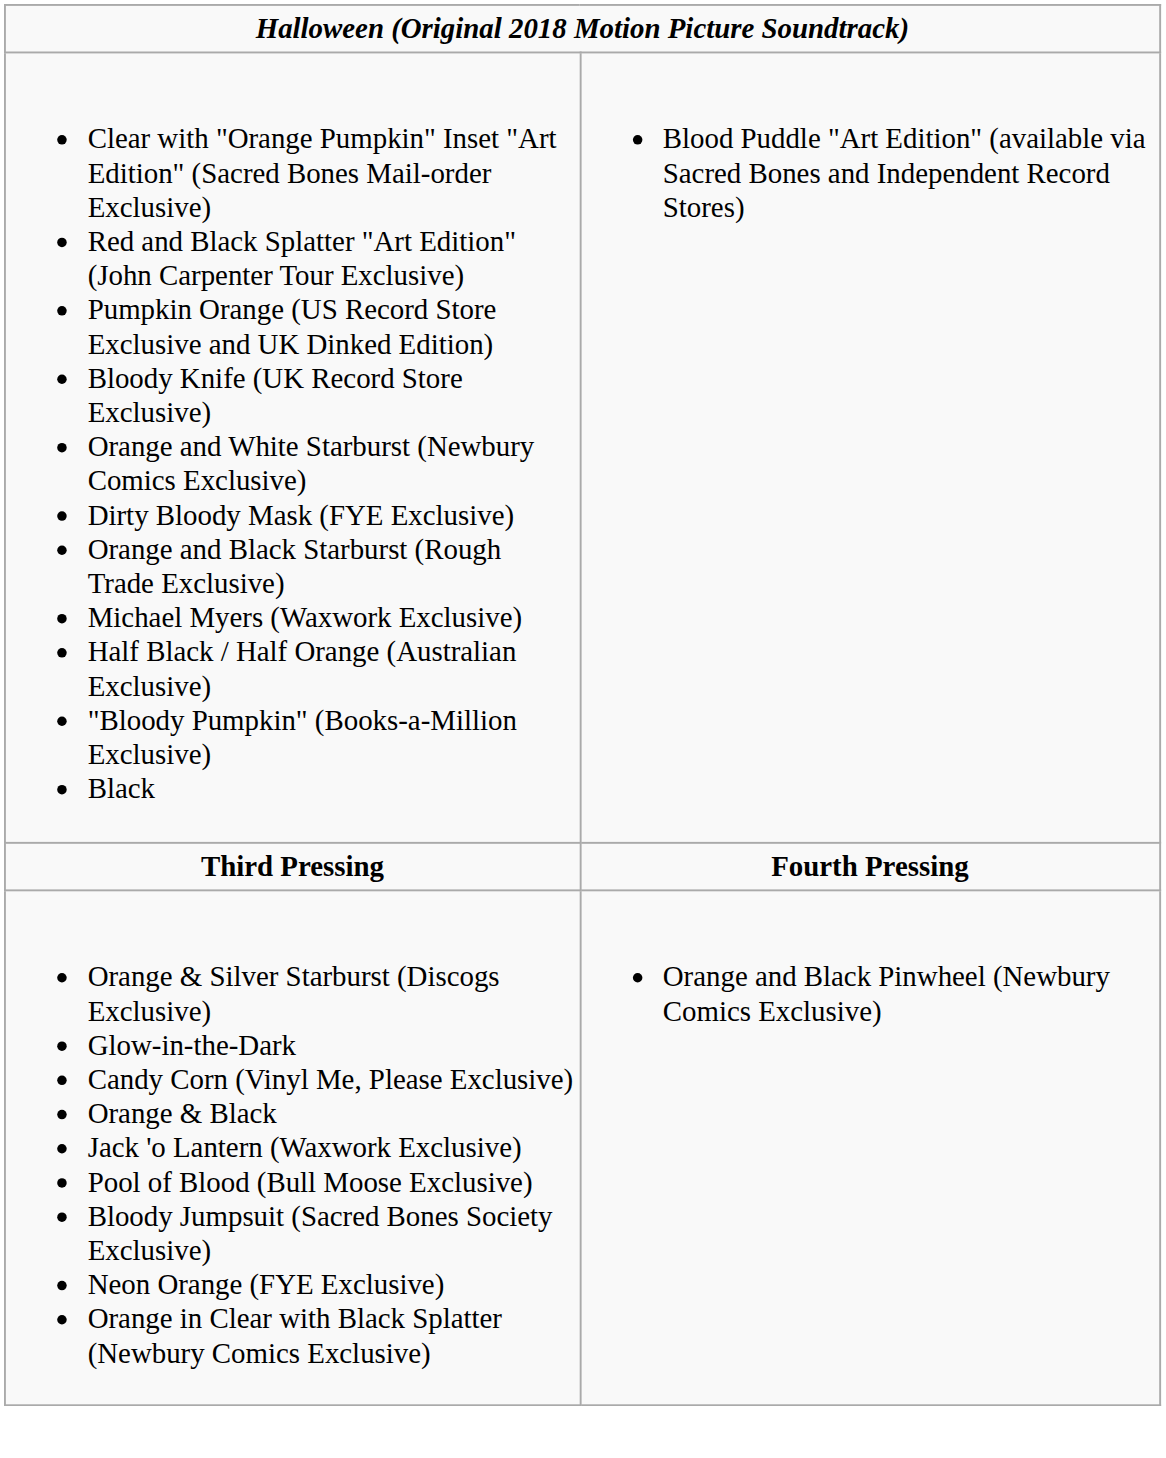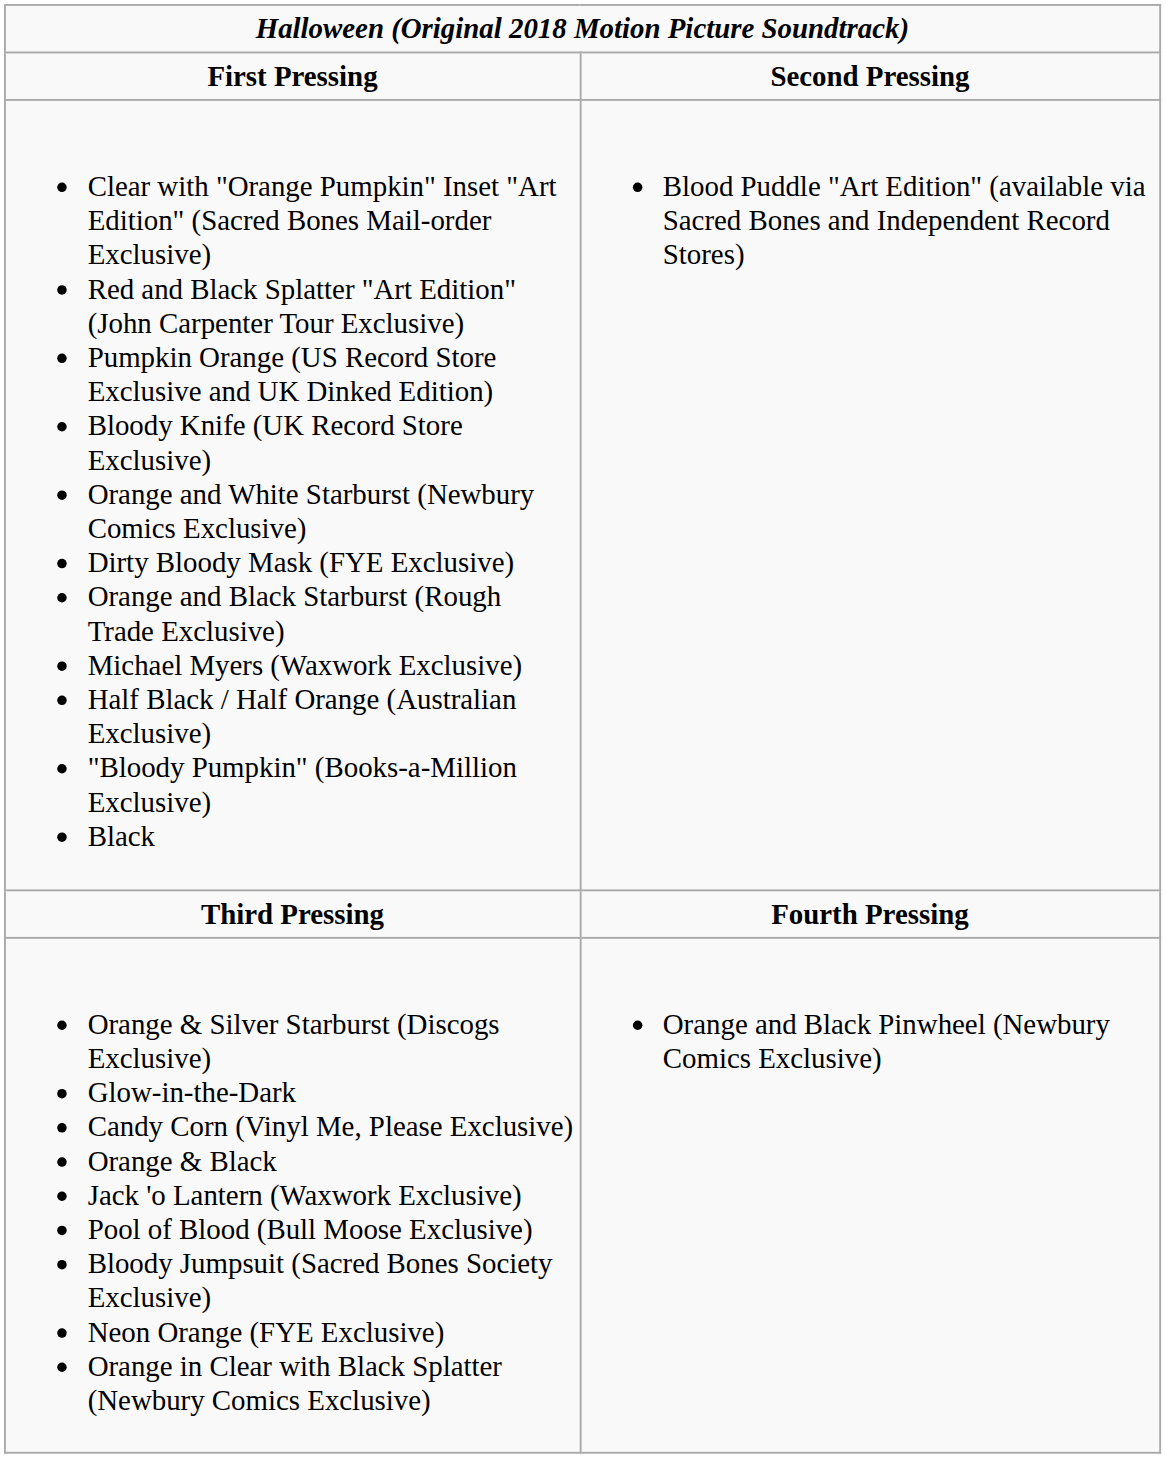+ row: (292, 75)
